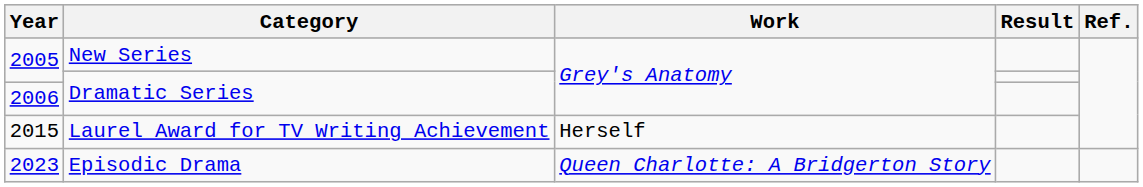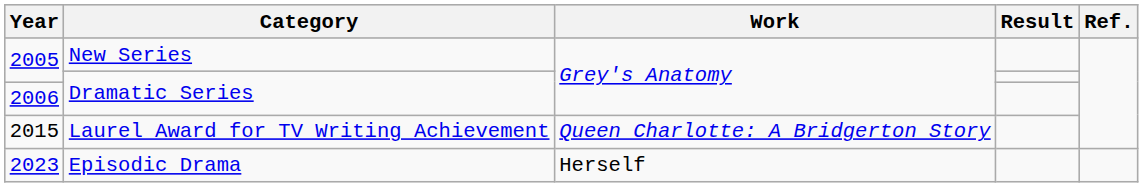(602, 132) Herself -> (775, 132) Queen Charlotte: A Bridgerton Story
(775, 165) Queen Charlotte: A Bridgerton Story -> (602, 165) Herself
